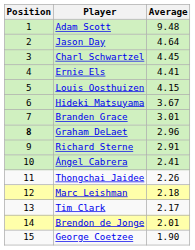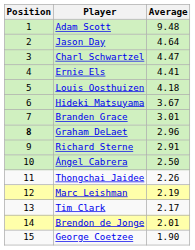(168, 57) 4.45 -> (168, 57) 4.47
(168, 87) 4.15 -> (168, 87) 4.18
(168, 162) 2.41 -> (168, 162) 2.50
(168, 192) 2.18 -> (168, 192) 2.19
